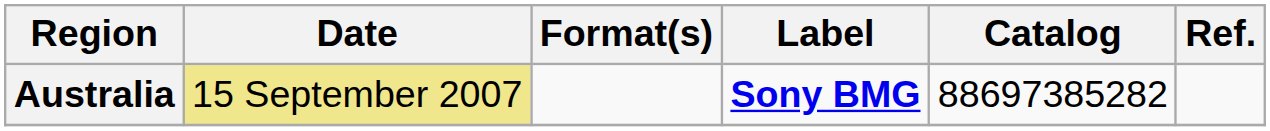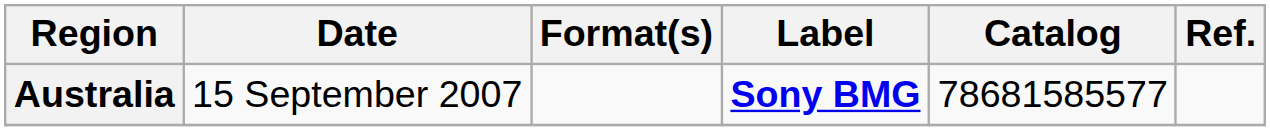(357, 93) khaki background -> (357, 93) no background
(1053, 93) 88697385282 -> (1053, 93) 78681585577
